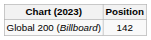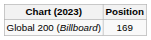(125, 27) 142 -> (125, 27) 169
